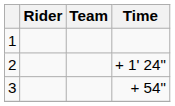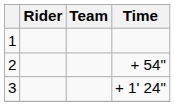(140, 64) + 1' 24" -> (148, 64) + 54"
(148, 88) + 54" -> (140, 88) + 1' 24"
